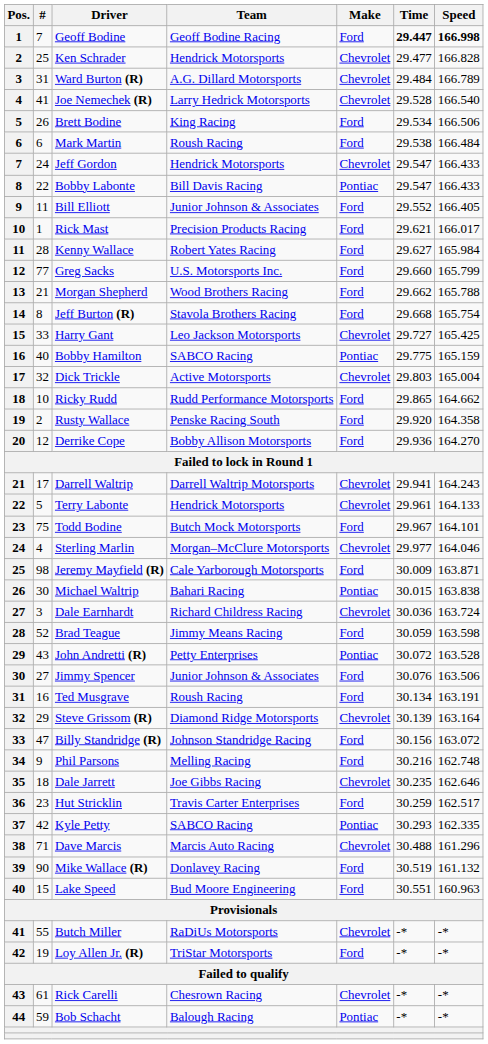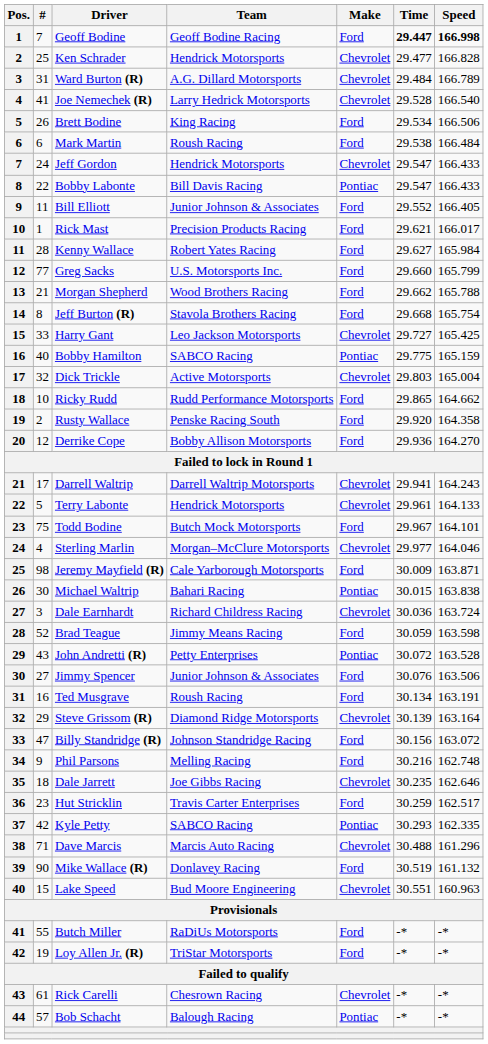(352, 888) Ford -> (365, 888) Chevrolet
(365, 931) Chevrolet -> (352, 931) Ford
(42, 1016) 59 -> (42, 1016) 57
